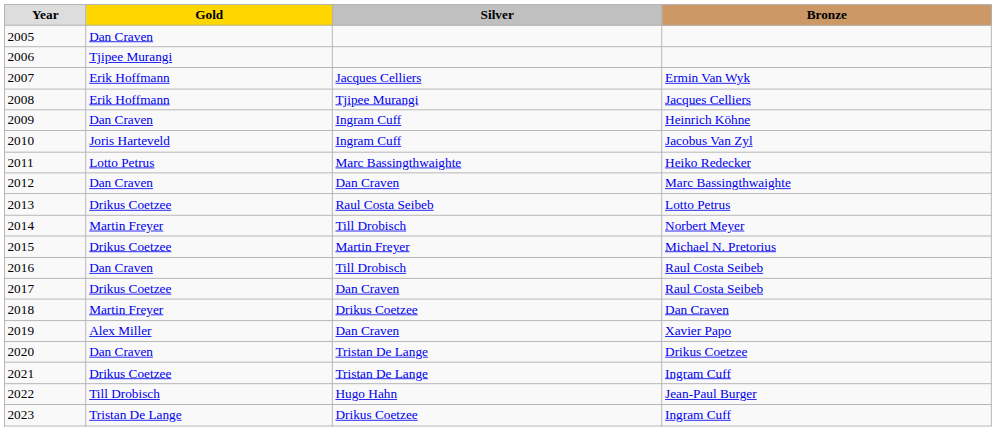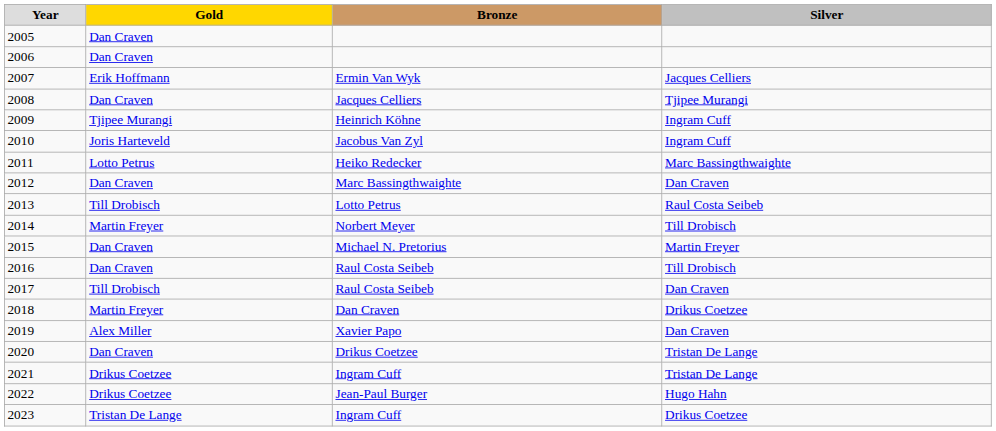columns swapped: (497, 15) <-> (827, 15)
(131, 57) Tjipee Murangi -> (121, 57) Dan Craven
(129, 99) Erik Hoffmann -> (121, 99) Dan Craven
(121, 120) Dan Craven -> (131, 120) Tjipee Murangi
(130, 204) Drikus Coetzee -> (124, 204) Till Drobisch
(130, 246) Drikus Coetzee -> (121, 246) Dan Craven
(130, 288) Drikus Coetzee -> (124, 288) Till Drobisch
(124, 394) Till Drobisch -> (130, 394) Drikus Coetzee
